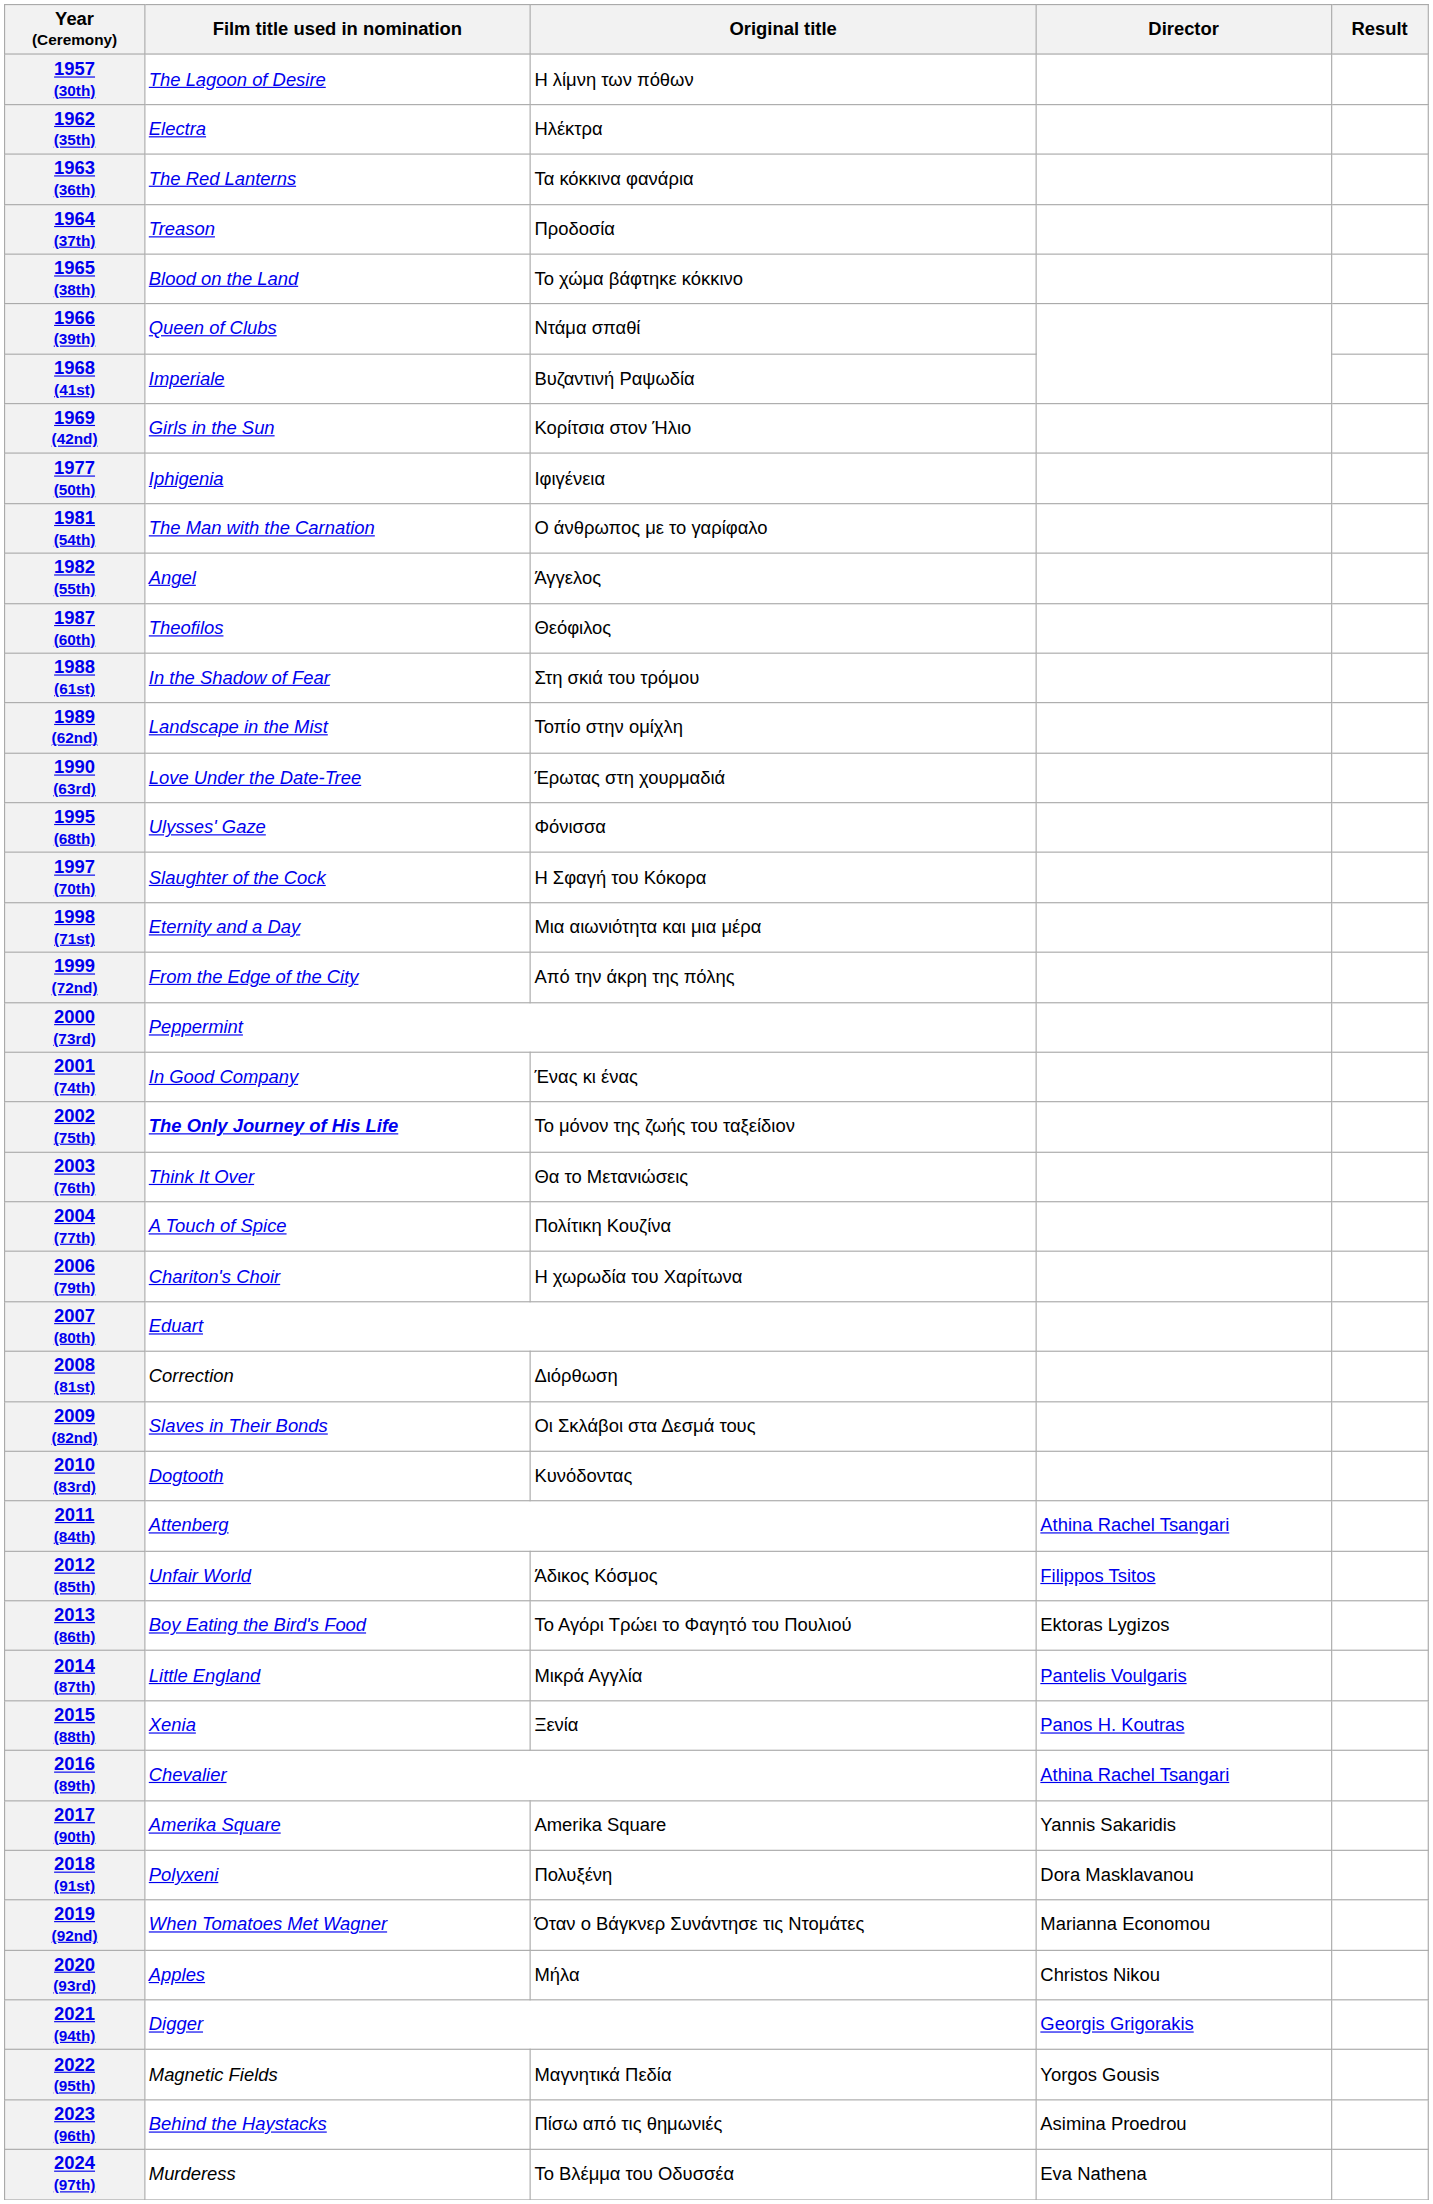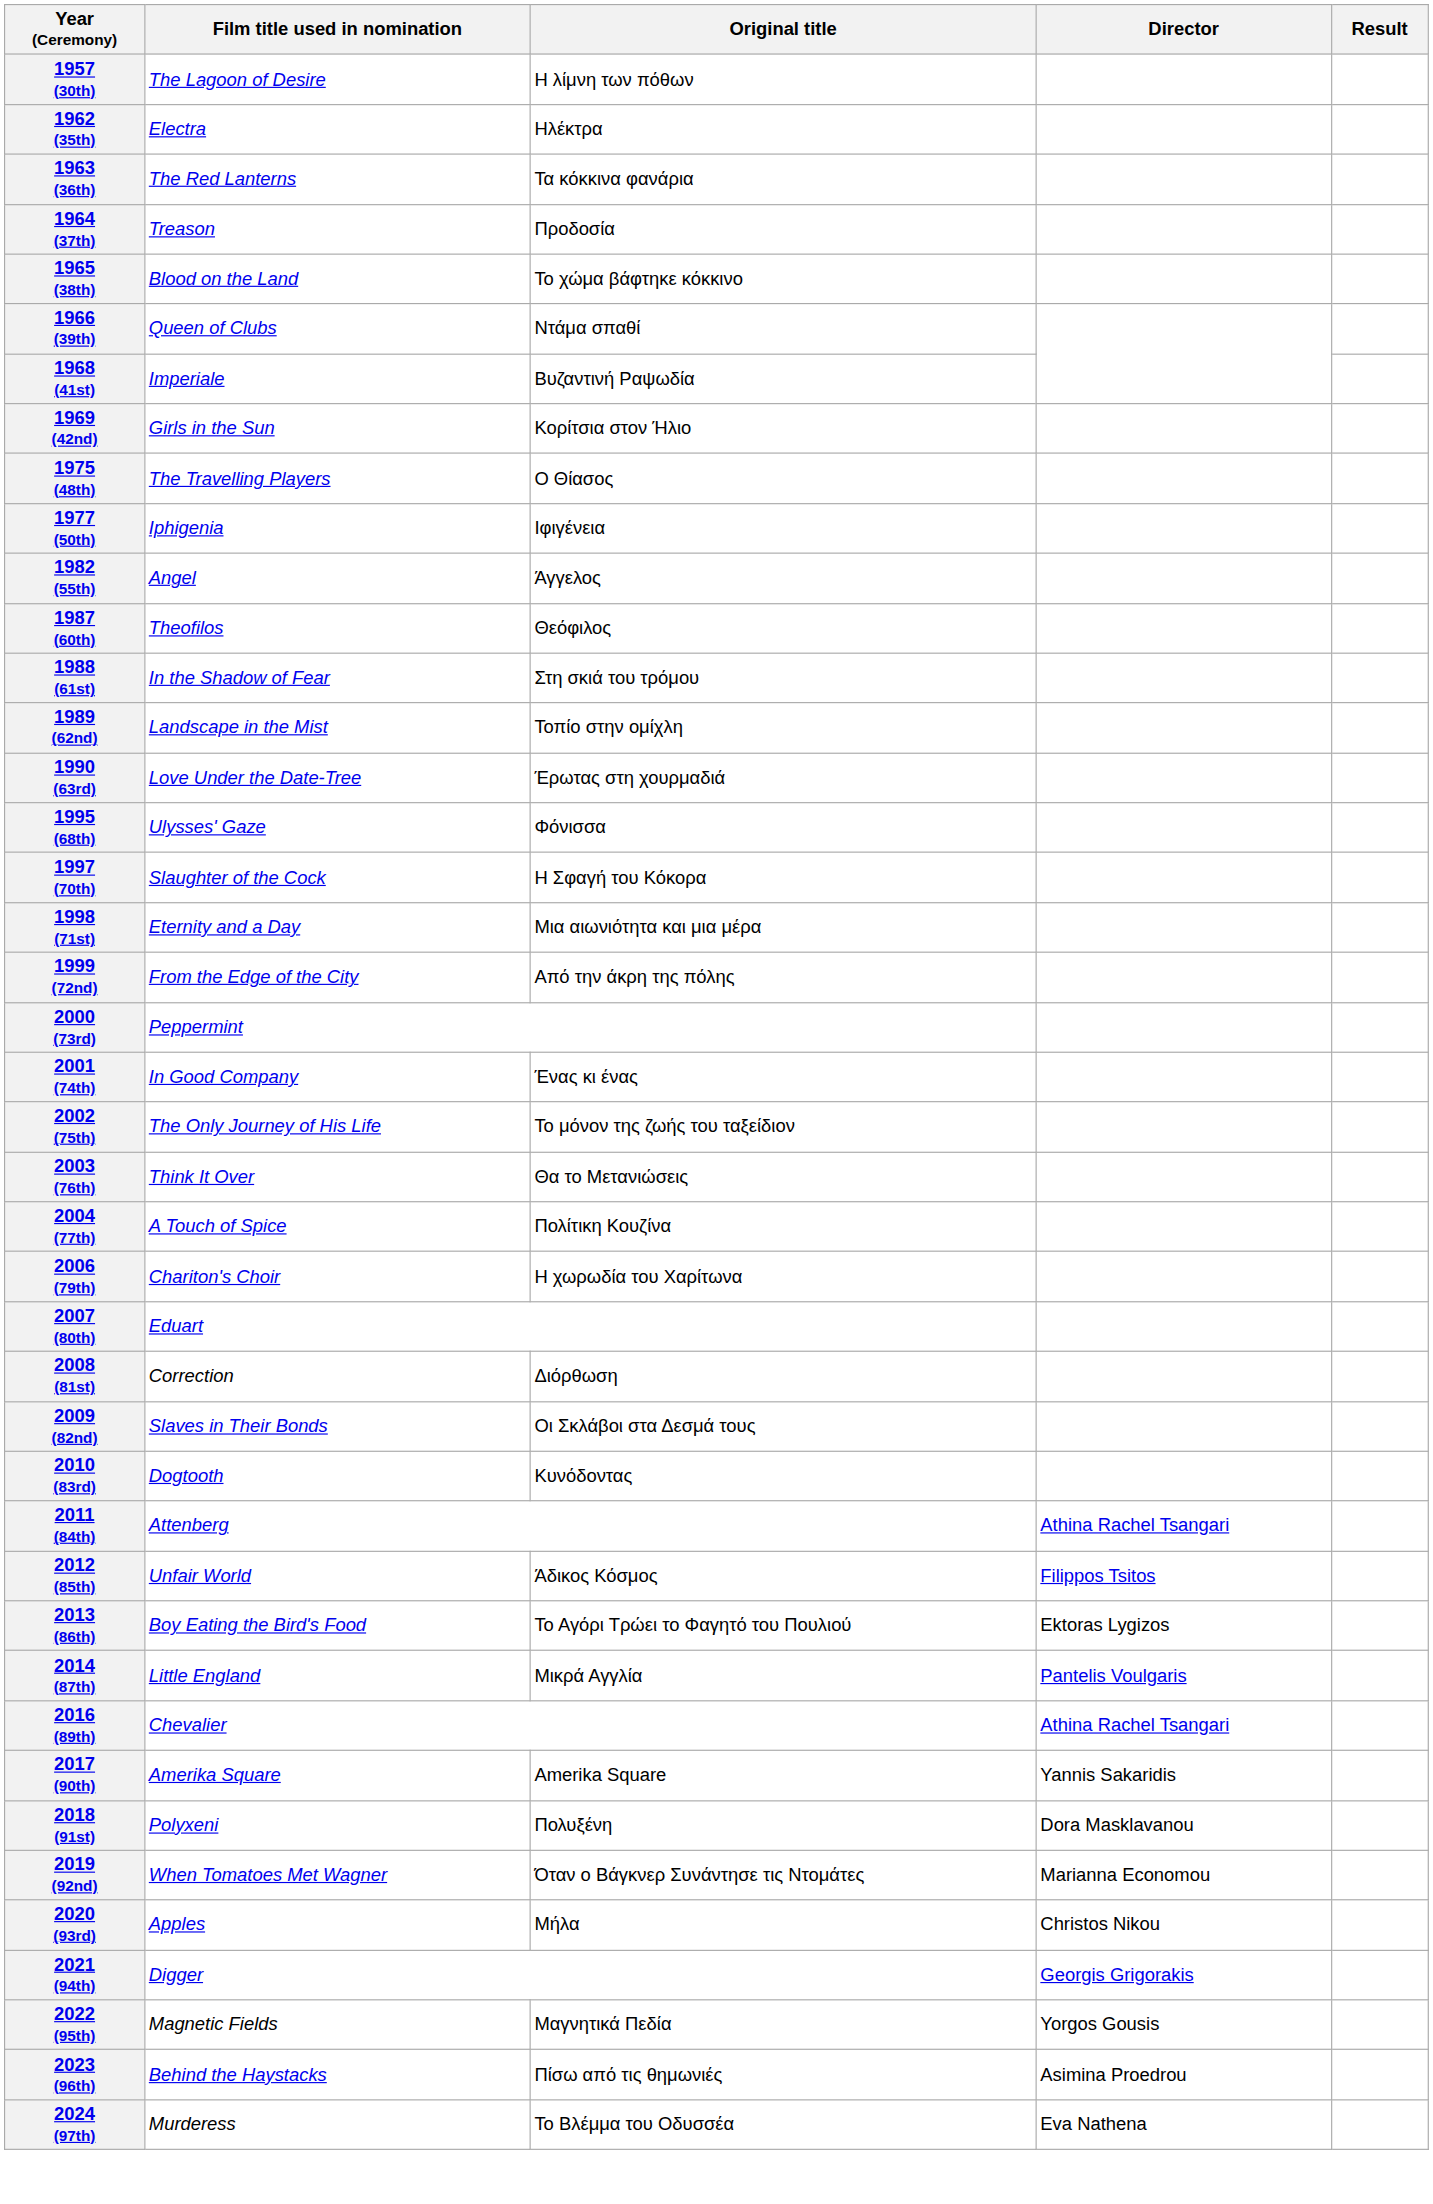+ row: (75, 478)
- row: (75, 528)
(274, 1126) bold -> (265, 1126) normal
- row: (75, 1725)
